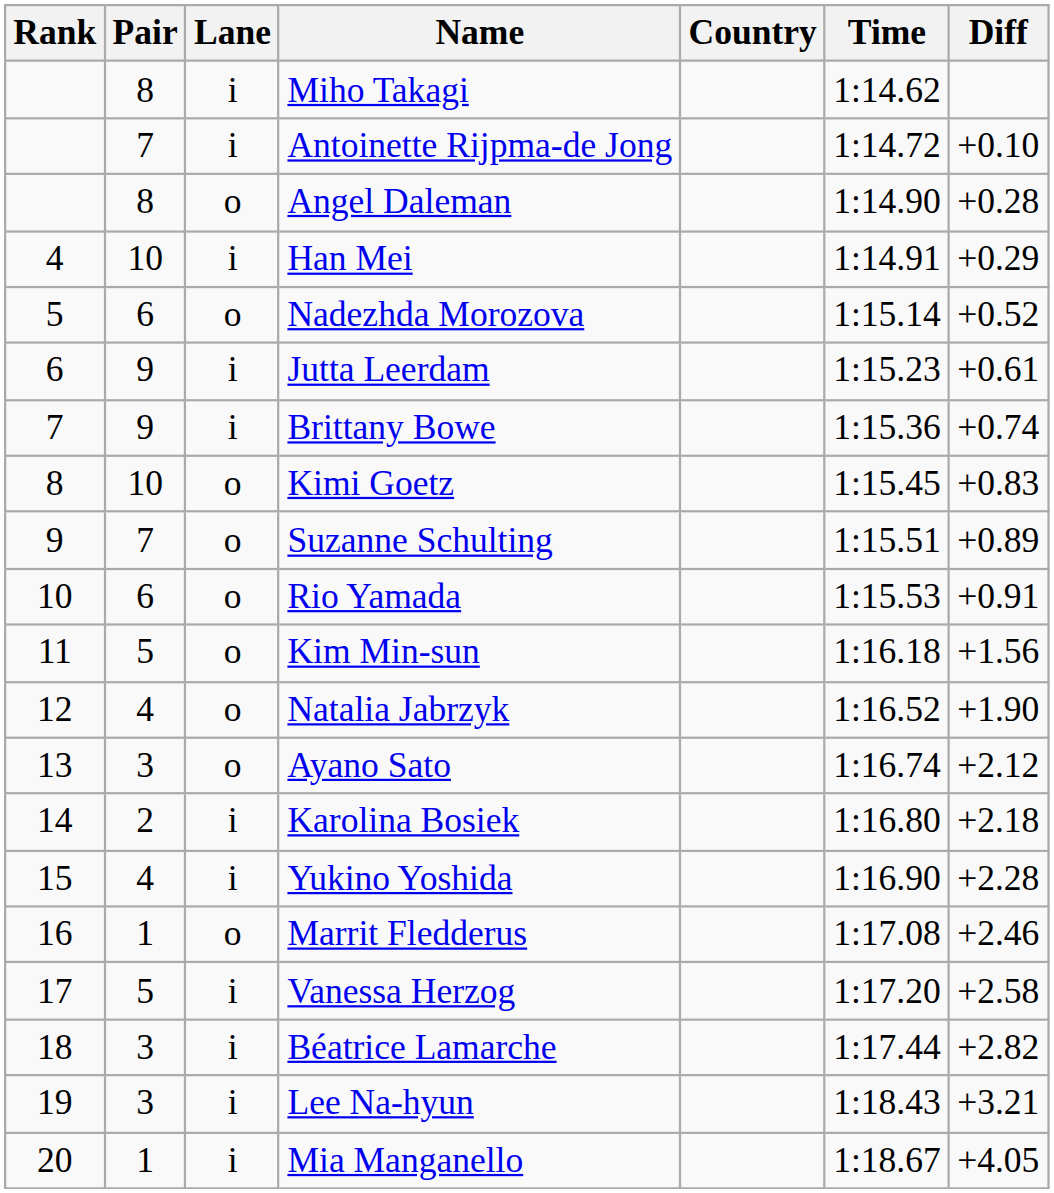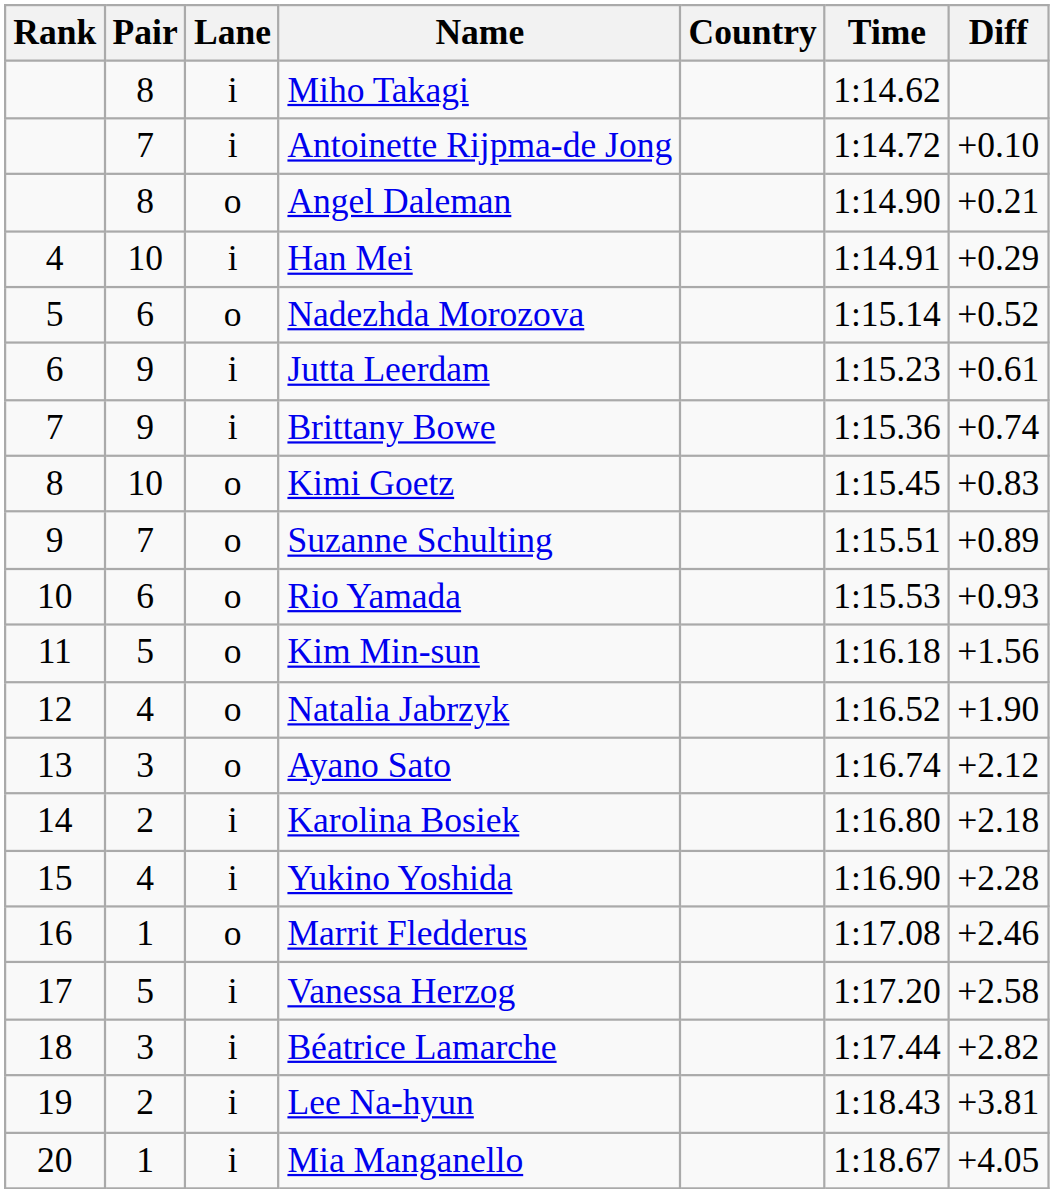(998, 201) +0.28 -> (998, 201) +0.21
(998, 595) +0.91 -> (998, 595) +0.93
(145, 1102) 3 -> (145, 1102) 2
(998, 1102) +3.21 -> (998, 1102) +3.81
